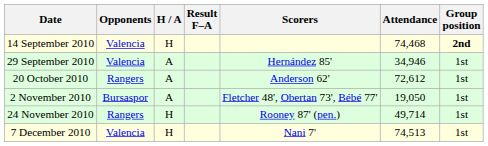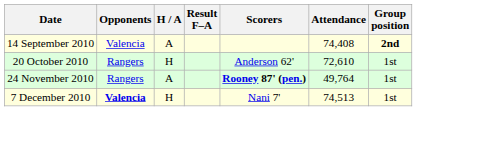(169, 43) H -> (169, 43) A
(410, 43) 74,468 -> (339, 43) 74,408
- row: (50, 61)
(169, 79) A -> (169, 61) H
(410, 79) 72,612 -> (339, 61) 72,610
- row: (50, 97)
(169, 114) H -> (169, 79) A
(300, 114) normal -> (264, 79) bold
(410, 114) 49,714 -> (339, 79) 49,764
(125, 132) normal -> (125, 97) bold
